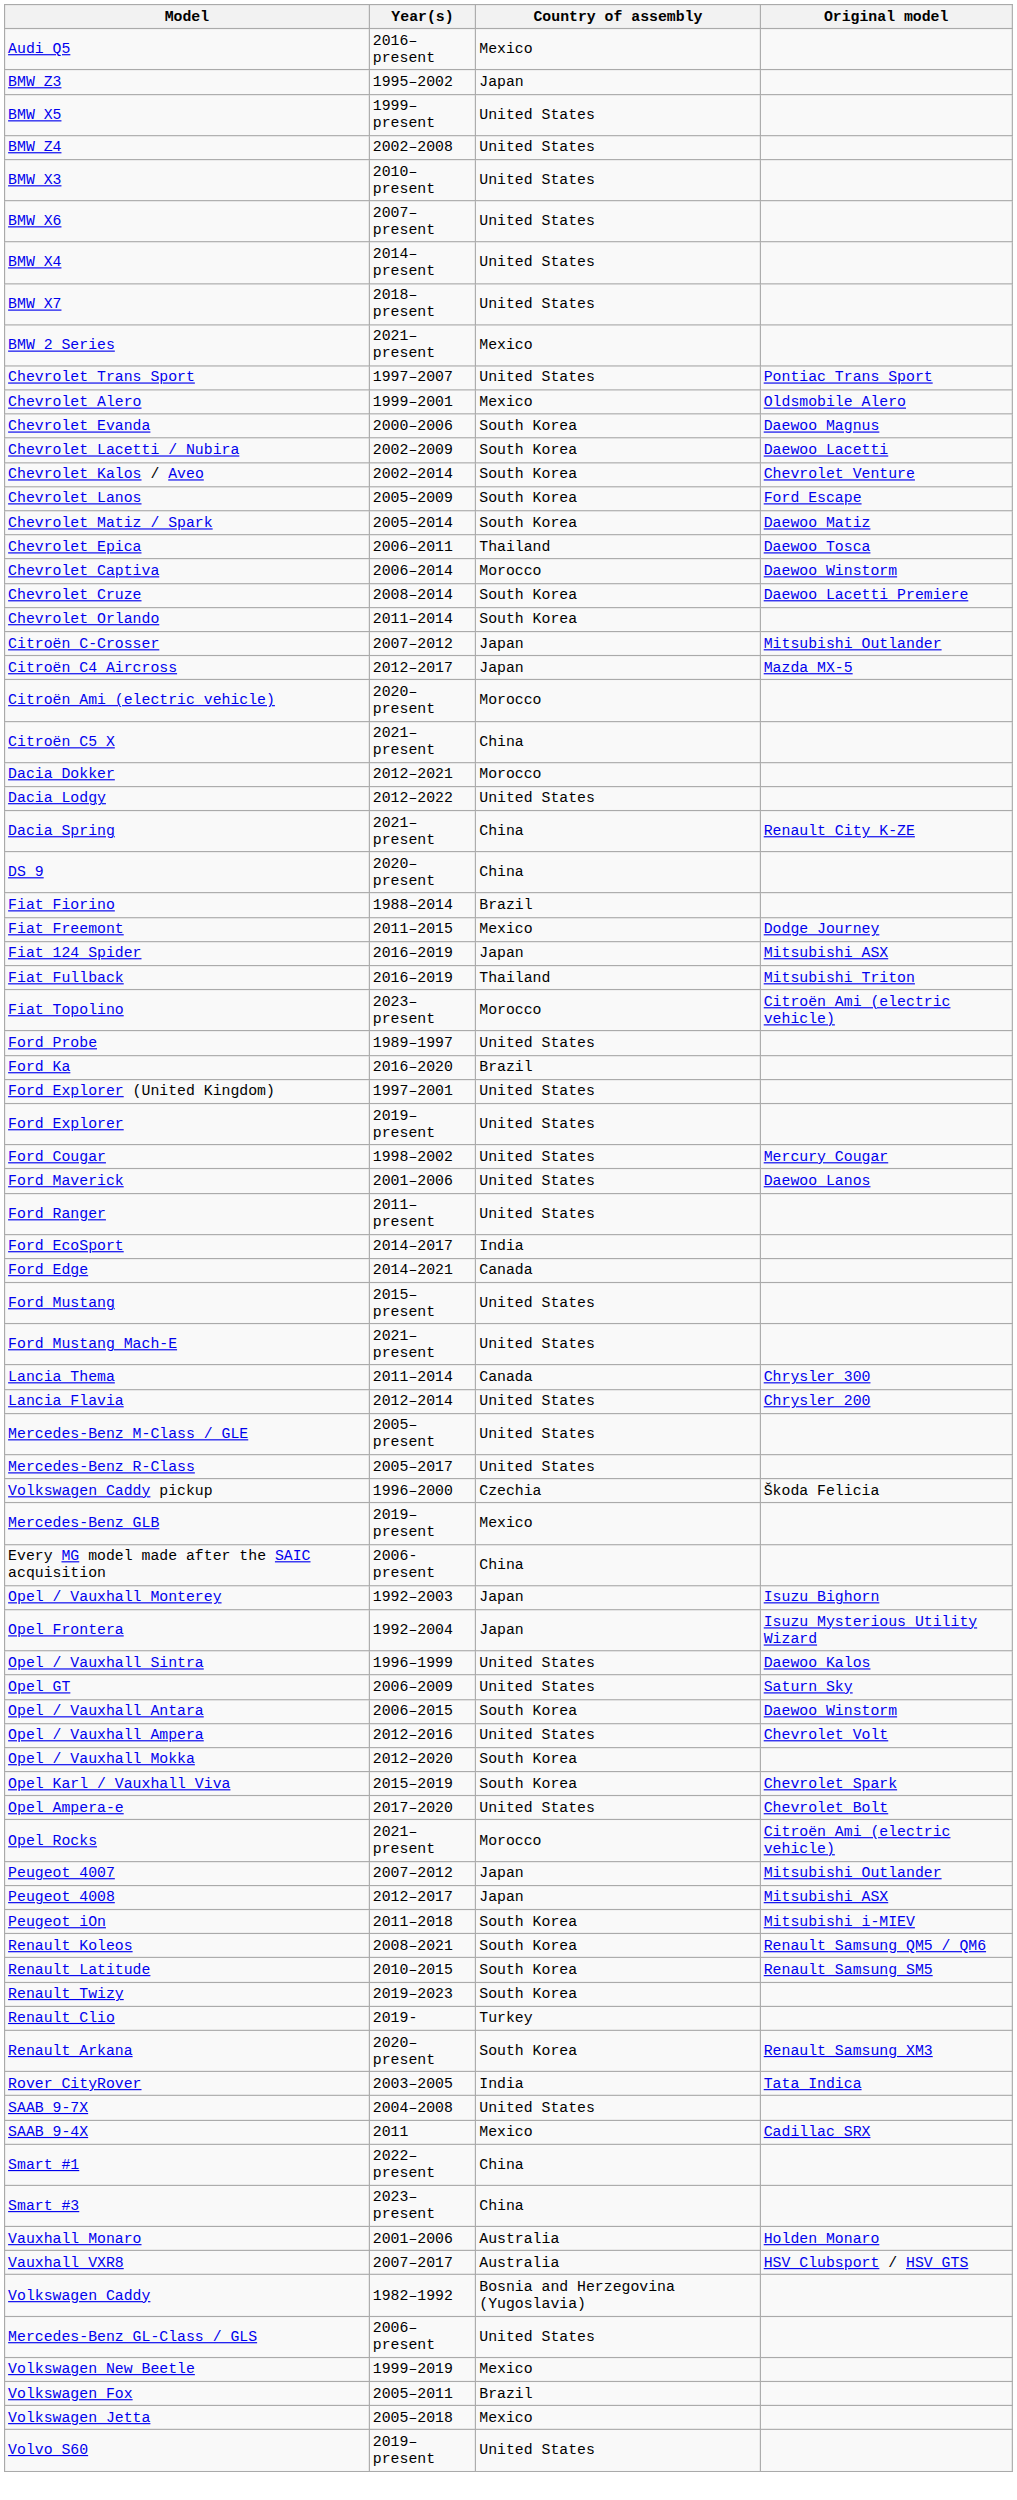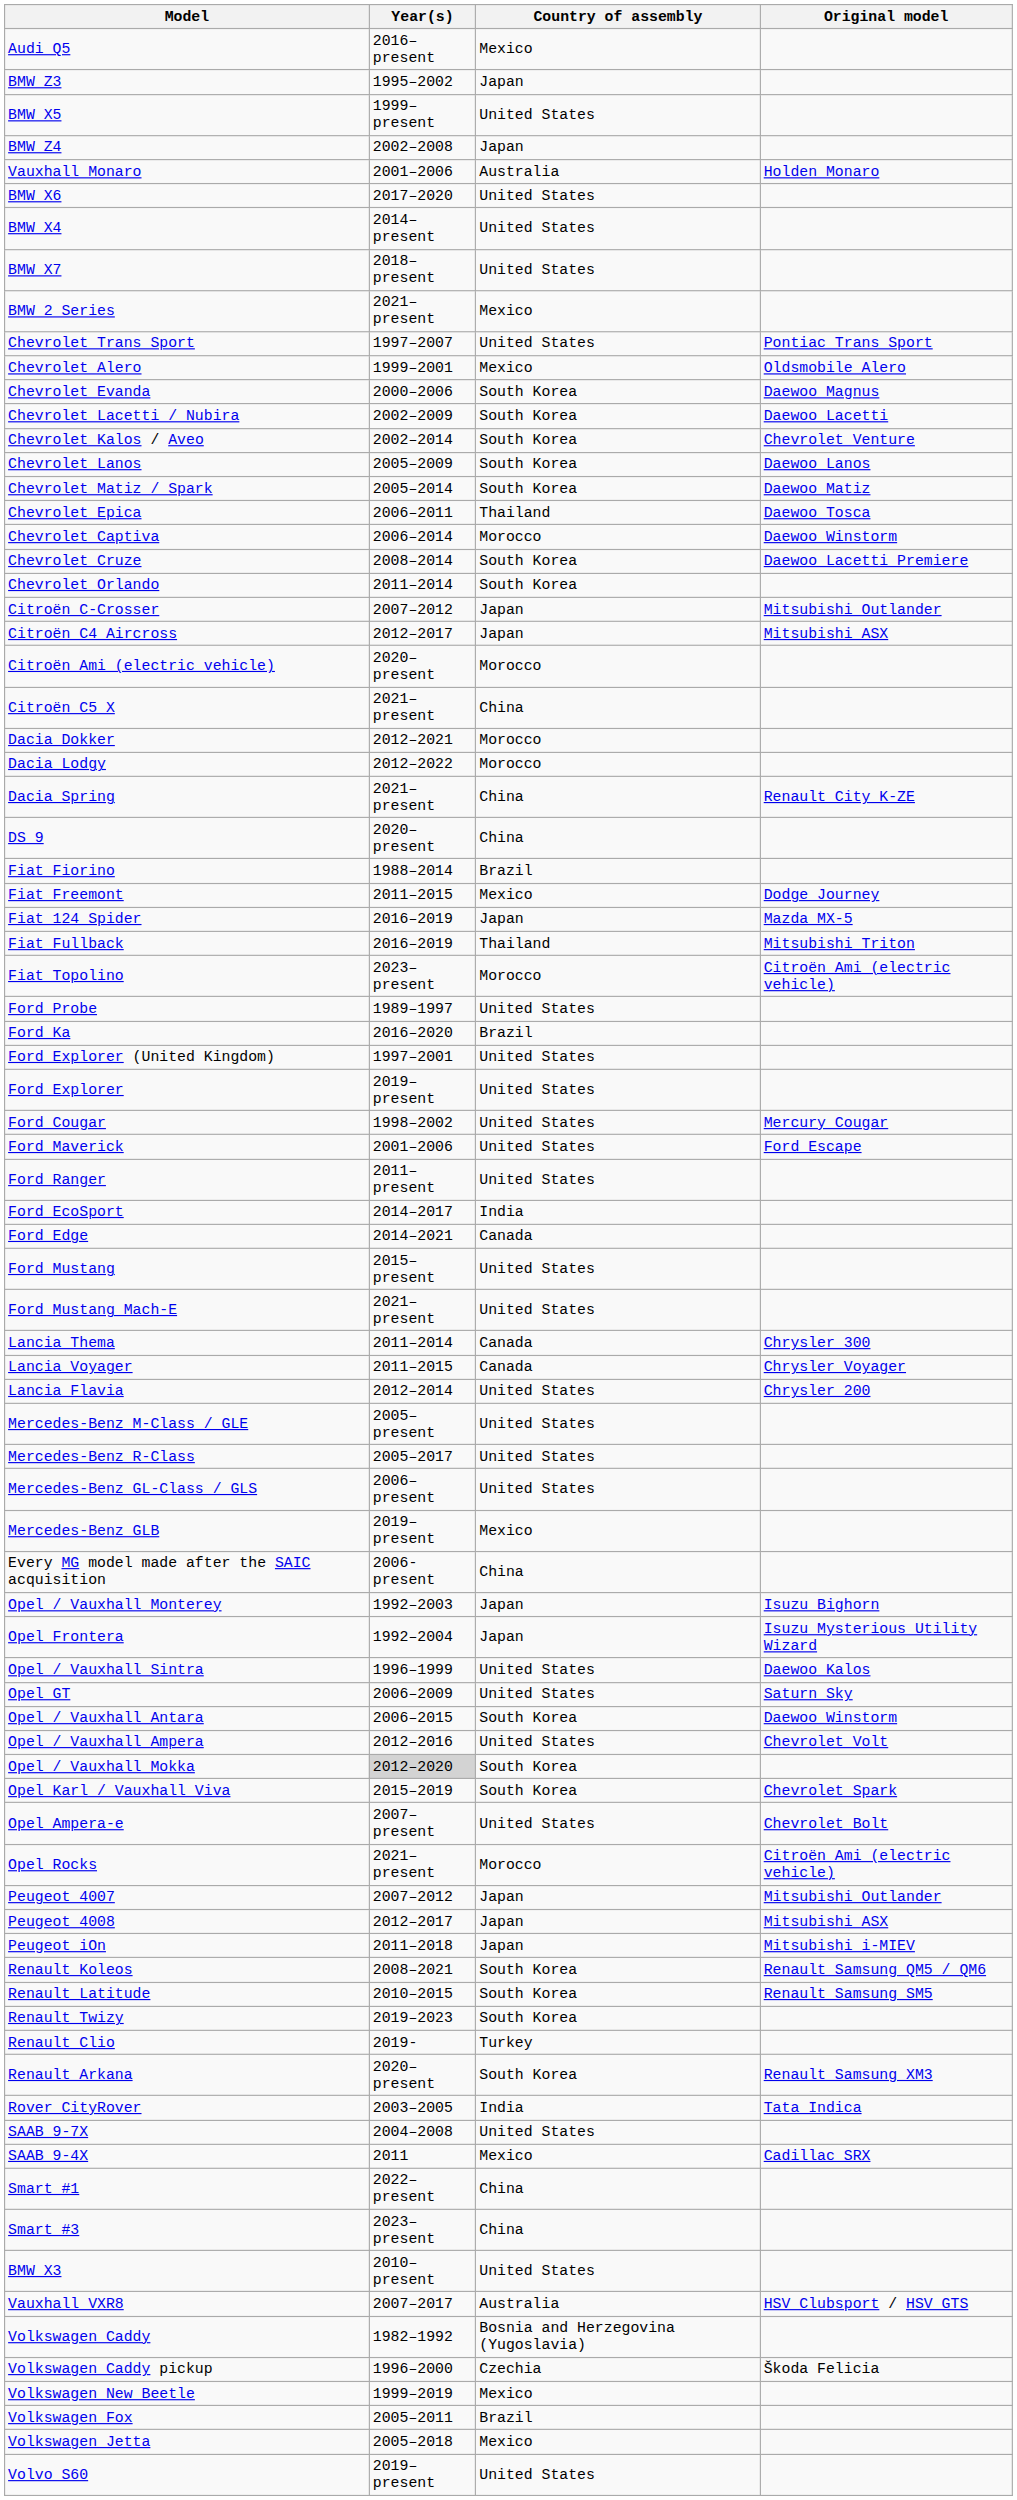(537, 147) United States -> (501, 147) Japan
rows swapped: (35, 180) <-> (75, 2239)
(404, 221) 2007–present -> (413, 196) 2017–2020
(813, 499) Ford Escape -> (817, 464) Daewoo Lanos
(808, 668) Mazda MX-5 -> (826, 634) Mitsubishi ASX
(537, 799) United States -> (510, 764) Morocco
(826, 954) Mitsubishi ASX -> (808, 919) Mazda MX-5
(817, 1181) Daewoo Lanos -> (813, 1147) Ford Escape
+ row: (70, 1367)
rows swapped: (133, 2337) <-> (110, 1491)
(413, 1760) no background -> (413, 1767) lightgrey background
(413, 1808) 2017–2020 -> (404, 1823) 2007–present
(528, 1922) South Korea -> (501, 1946) Japan
